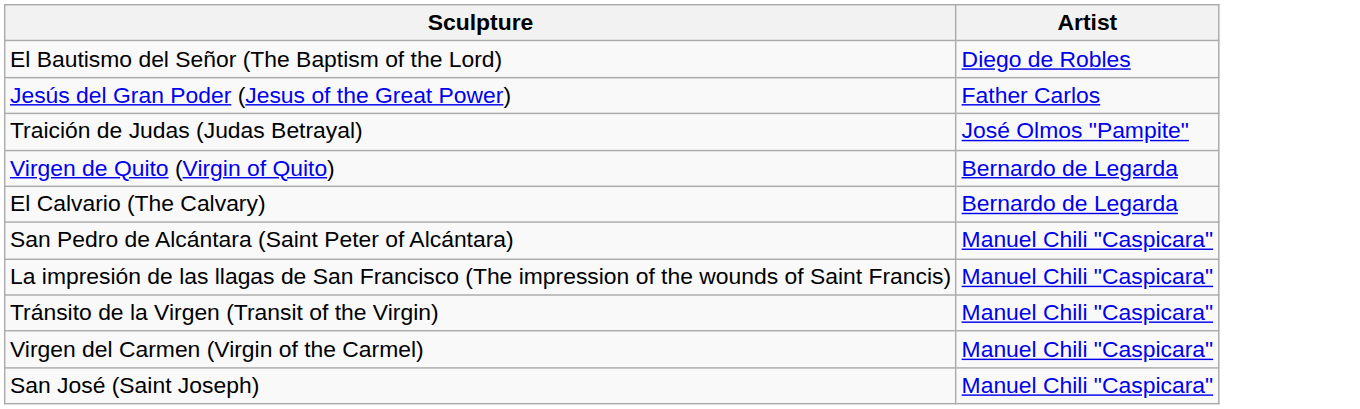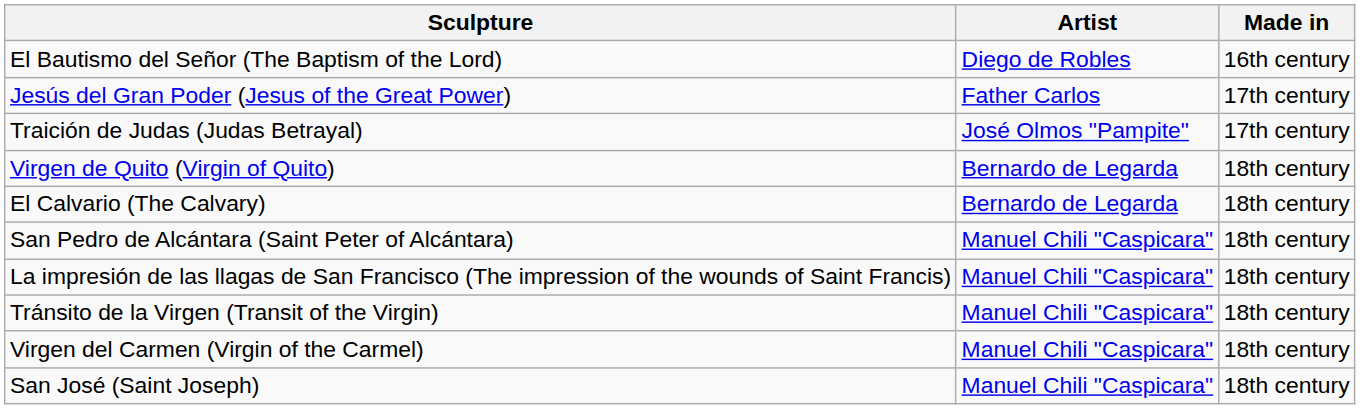+ column: (1287, 22)
